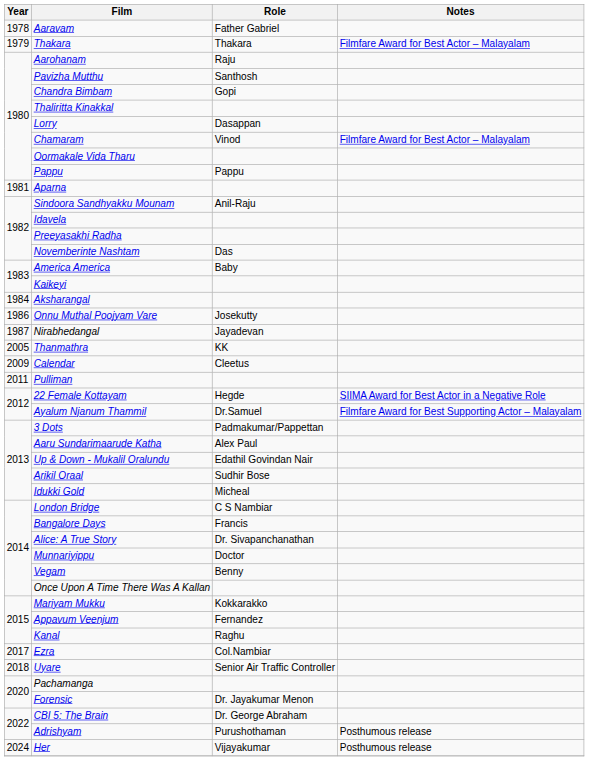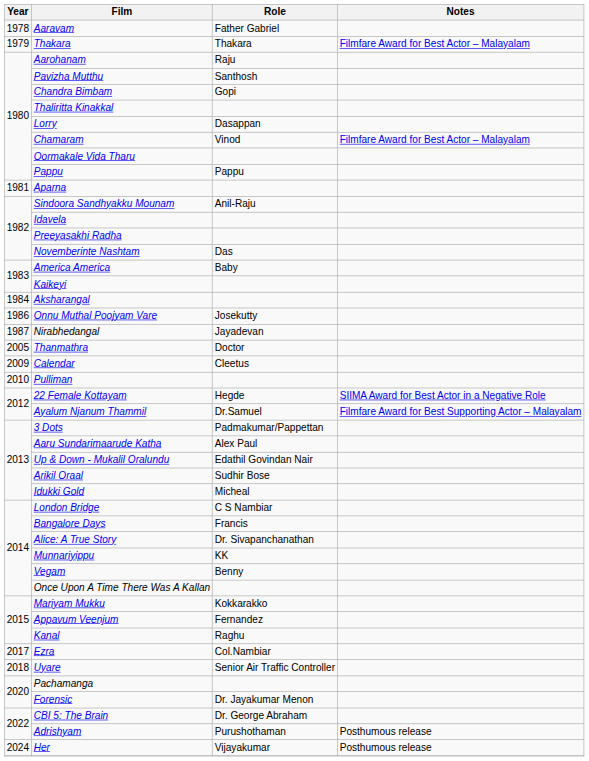(221, 348) KK -> (230, 348) Doctor
(17, 380) 2011 -> (18, 380) 2010
(230, 556) Doctor -> (221, 556) KK
